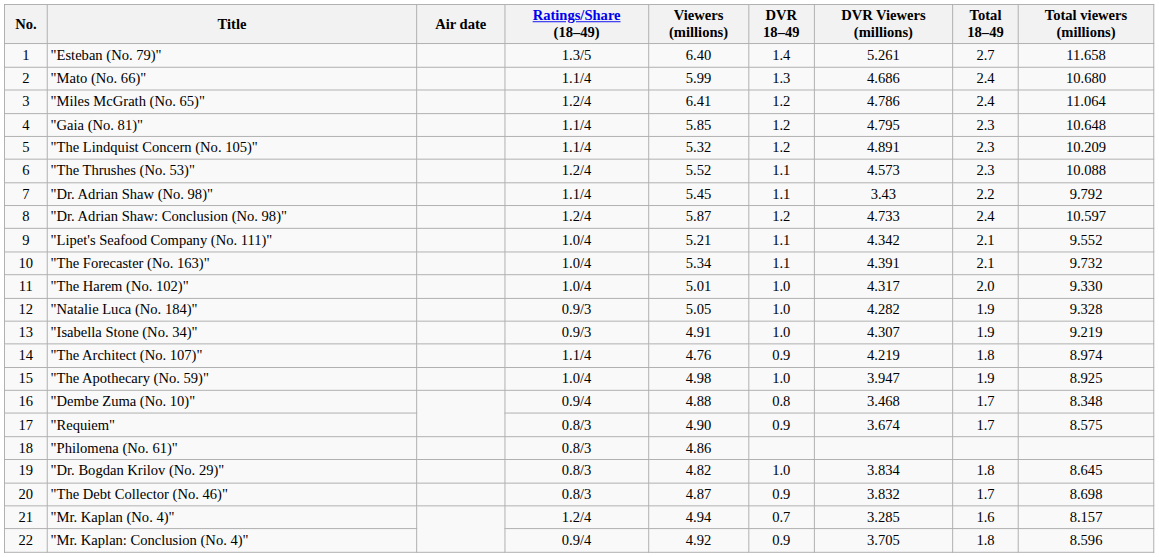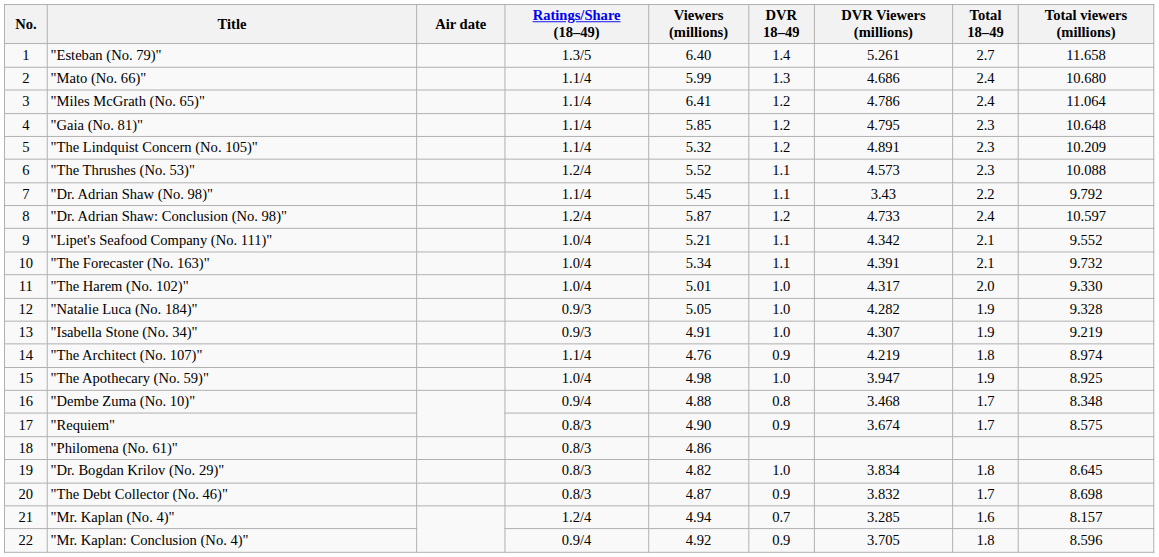(577, 101) 1.2/4 -> (577, 101) 1.1/4
